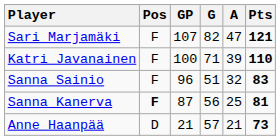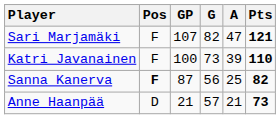(212, 59) 71 -> (212, 59) 73
- row: (56, 81)
(261, 103) 81 -> (261, 81) 82
